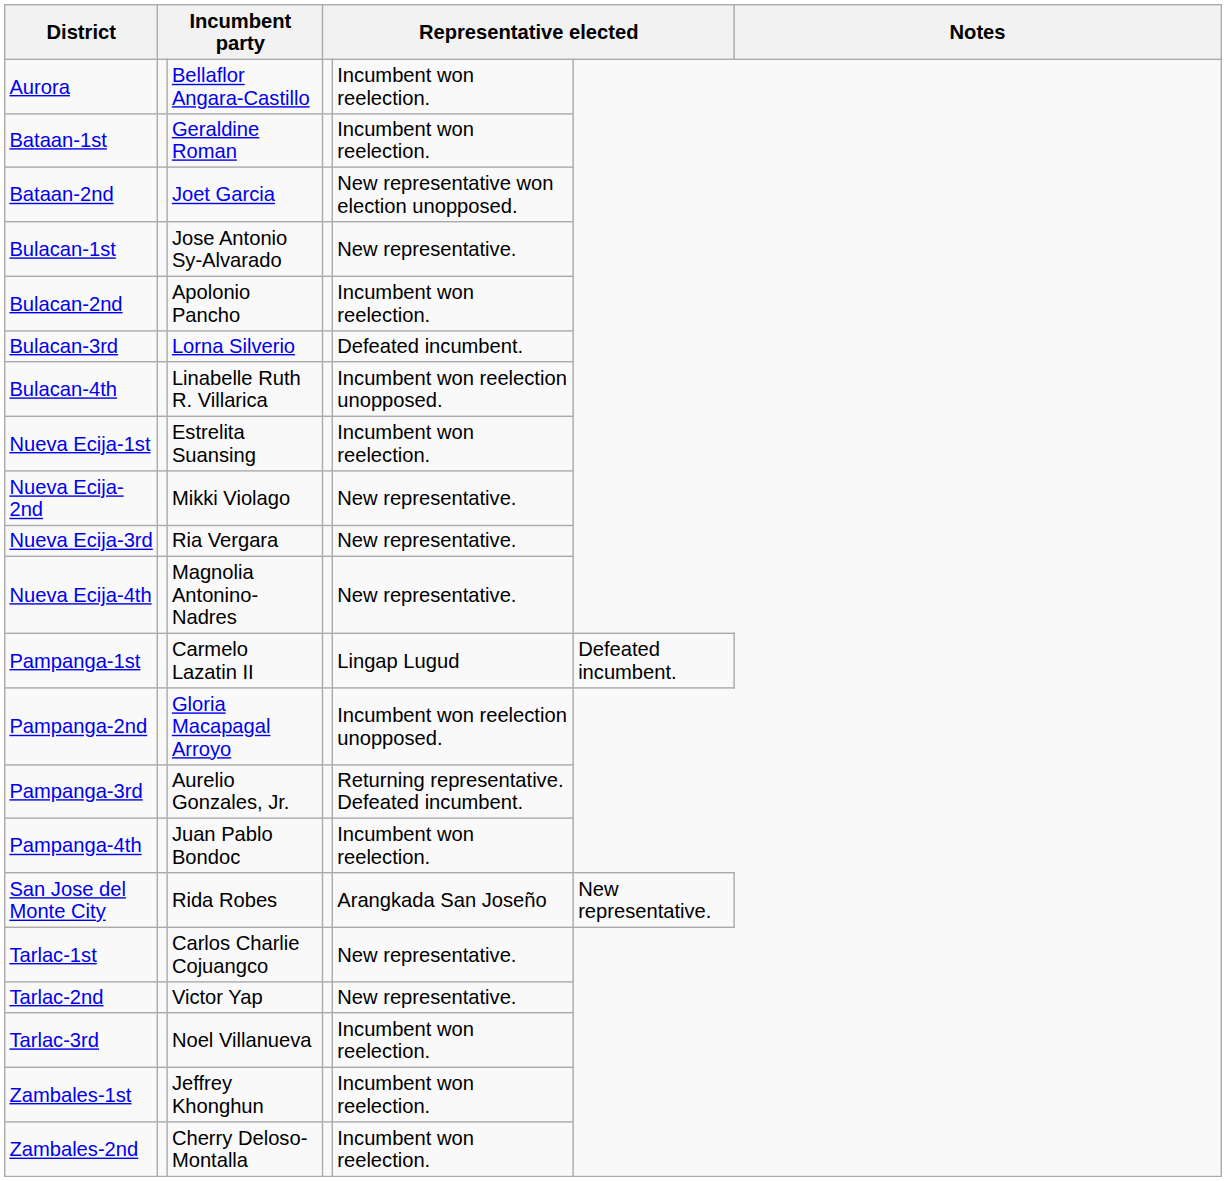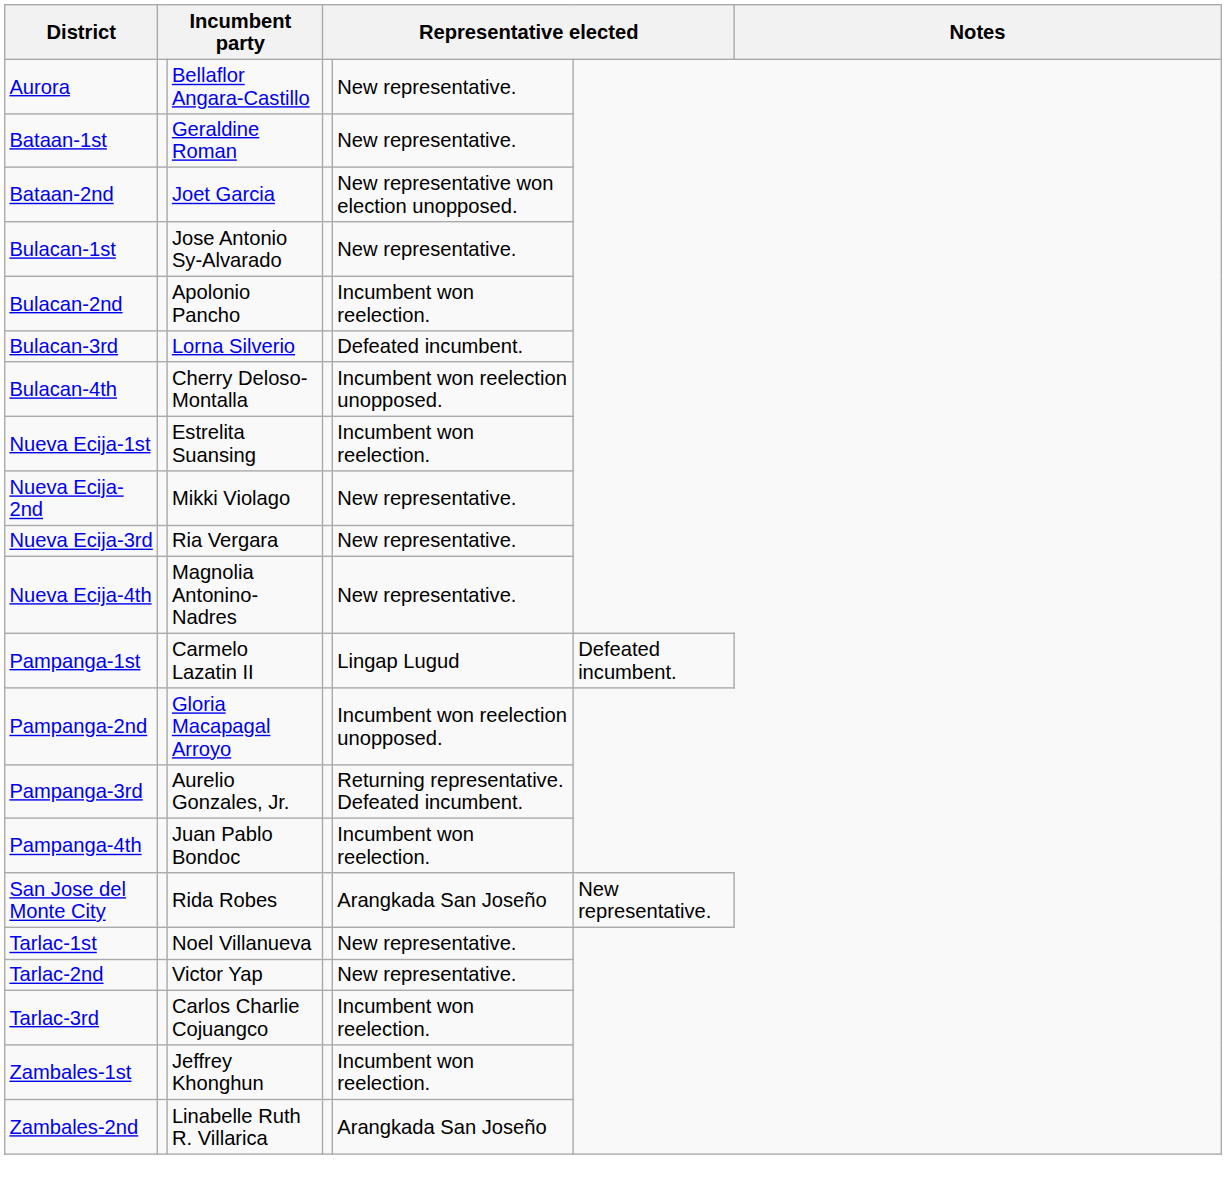(406, 86) Incumbent won reelection. -> (427, 86) New representative.
(406, 141) Incumbent won reelection. -> (427, 141) New representative.
(236, 390) Linabelle Ruth R. Villarica -> (240, 390) Cherry Deloso-Montalla
(236, 954) Carlos Charlie Cojuangco -> (242, 943) Noel Villanueva
(242, 1041) Noel Villanueva -> (236, 1018) Carlos Charlie Cojuangco
(240, 1149) Cherry Deloso-Montalla -> (236, 1127) Linabelle Ruth R. Villarica
(406, 1149) Incumbent won reelection. -> (442, 1127) Arangkada San Joseño
